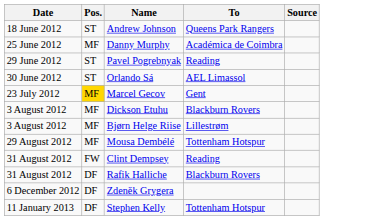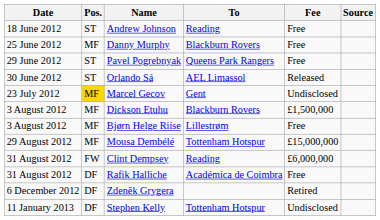+ column: (313, 12)
(230, 28) Queens Park Rangers -> (203, 28) Reading
(234, 45) Académica de Coimbra -> (223, 45) Blackburn Rovers
(203, 61) Reading -> (230, 61) Queens Park Rangers
(223, 175) Blackburn Rovers -> (234, 175) Académica de Coimbra
